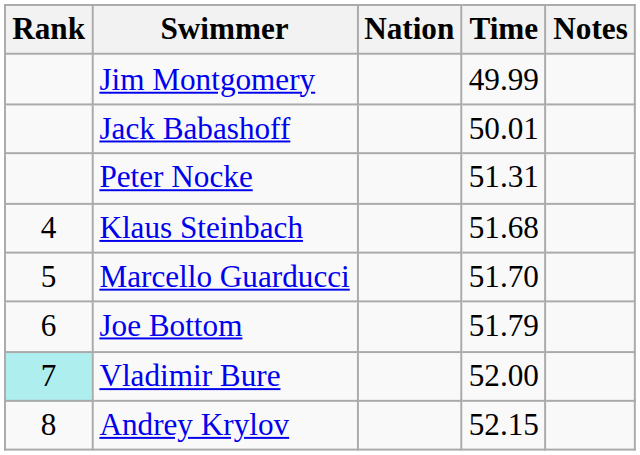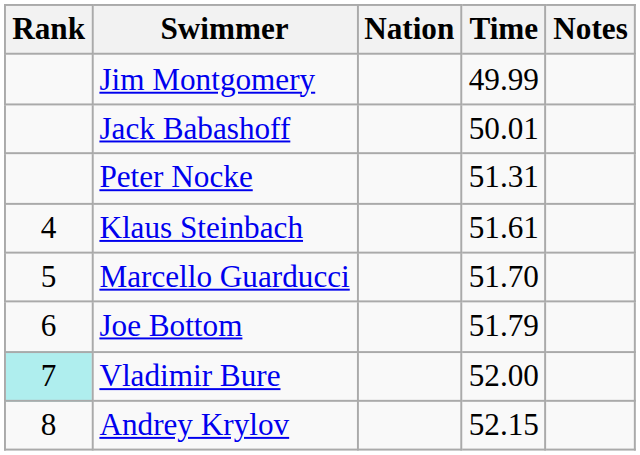(504, 227) 51.68 -> (504, 227) 51.61
